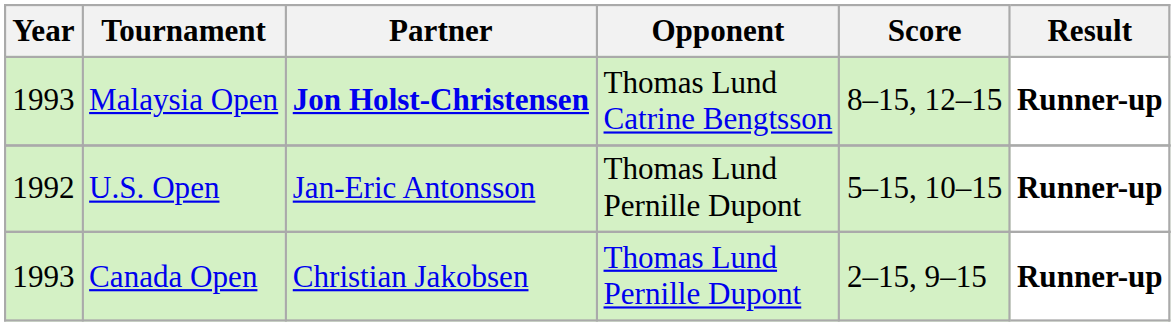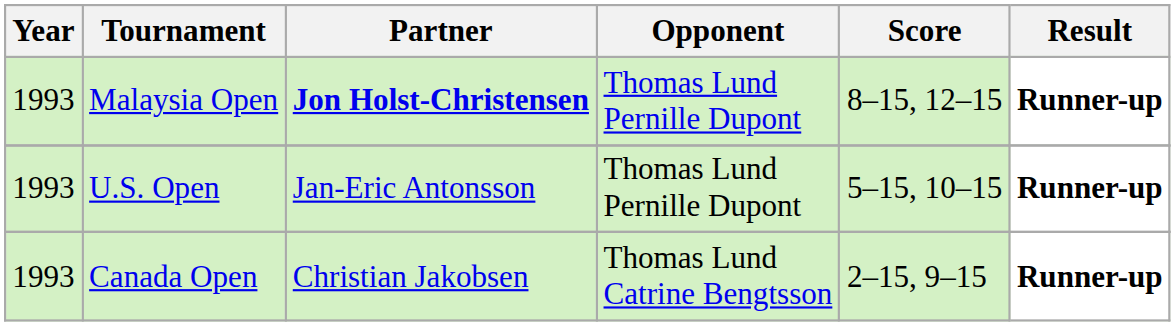(718, 100) Thomas Lund Catrine Bengtsson -> (702, 100) Thomas Lund Pernille Dupont
(43, 188) 1992 -> (43, 188) 1993
(702, 276) Thomas Lund Pernille Dupont -> (718, 276) Thomas Lund Catrine Bengtsson
